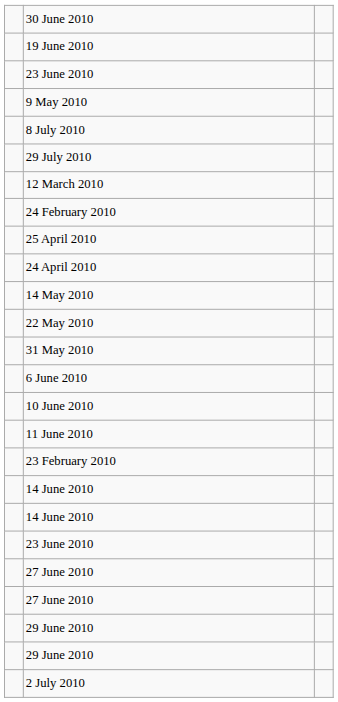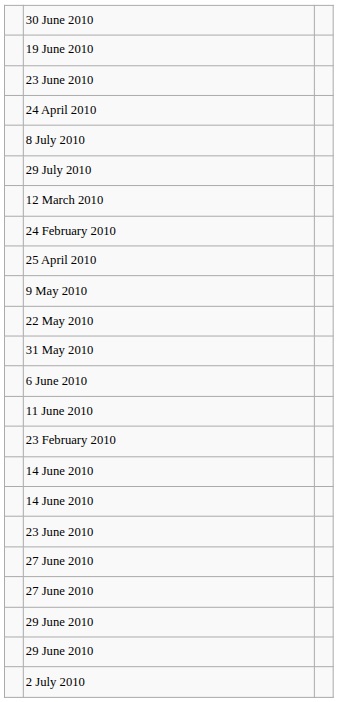rows swapped: (14, 268) <-> (14, 102)
- row: (14, 296)
- row: (14, 406)
